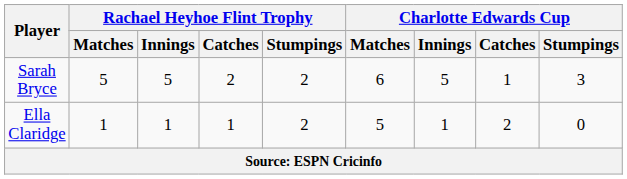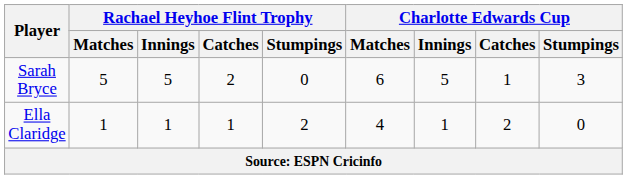(304, 79) 2 -> (304, 79) 0
(380, 124) 5 -> (380, 124) 4
